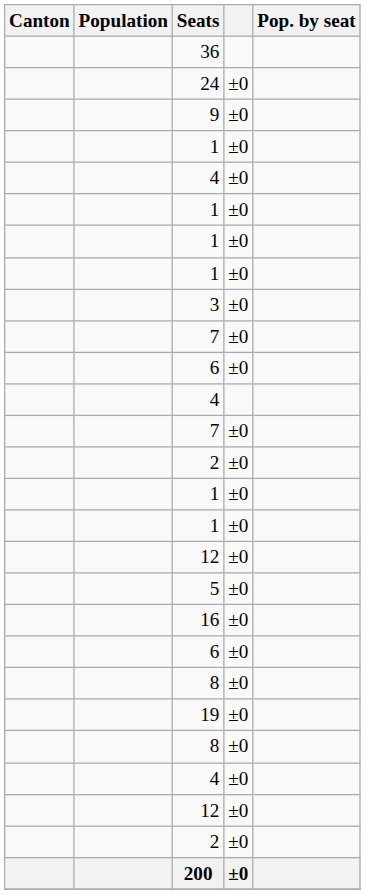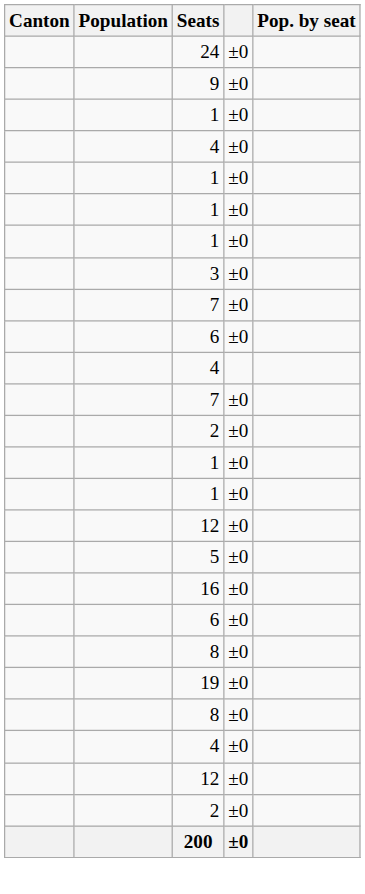- row: (210, 52)
